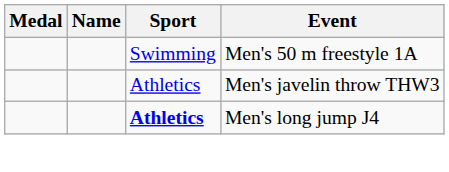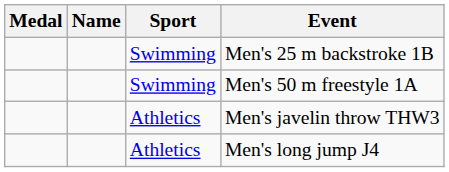+ row: (329, 53)
(167, 117) bold -> (165, 150) normal
